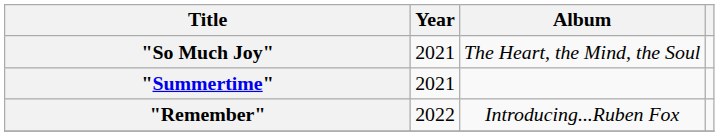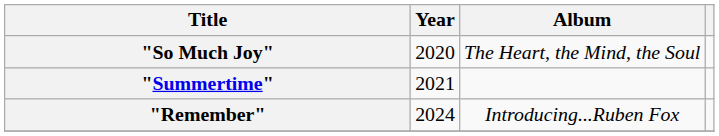(435, 51) 2021 -> (435, 51) 2020
(435, 114) 2022 -> (435, 114) 2024
